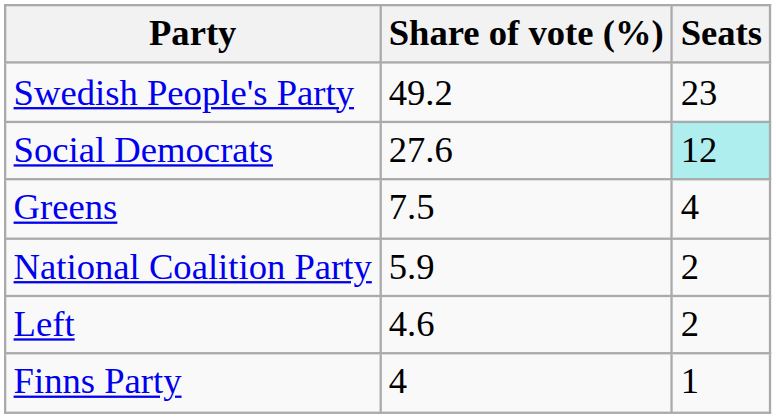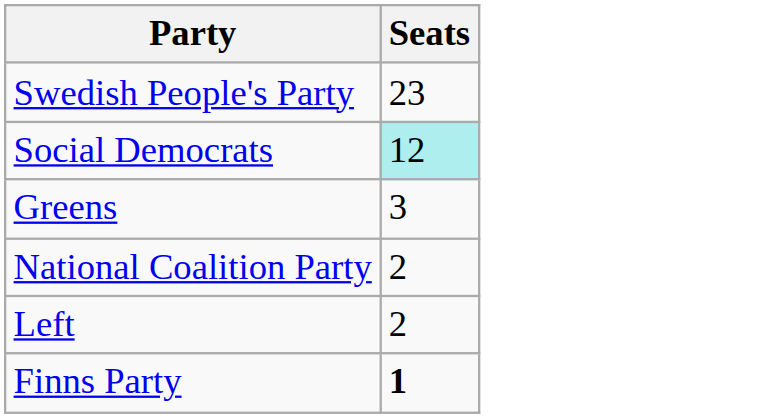- column: (526, 33)
(690, 207) 4 -> (398, 207) 3
(690, 382) normal -> (398, 382) bold
